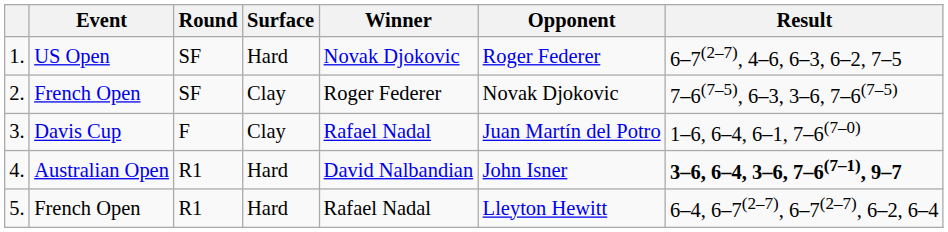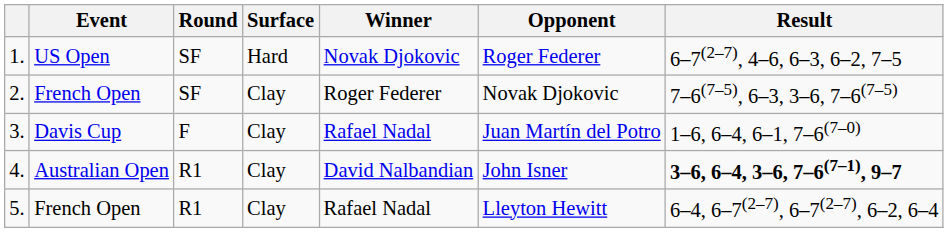(268, 170) Hard -> (266, 170) Clay
(268, 208) Hard -> (266, 208) Clay
